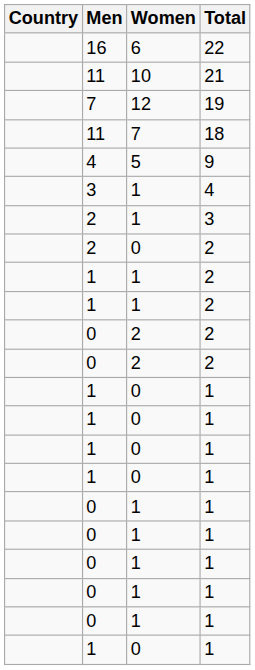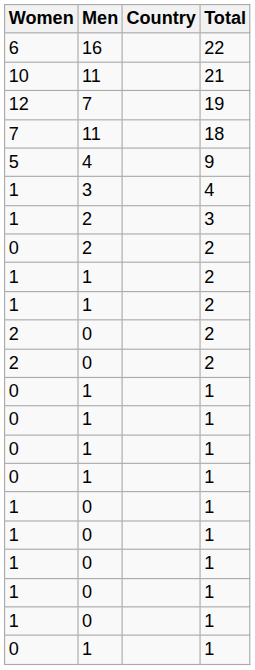columns swapped: (43, 18) <-> (163, 18)
